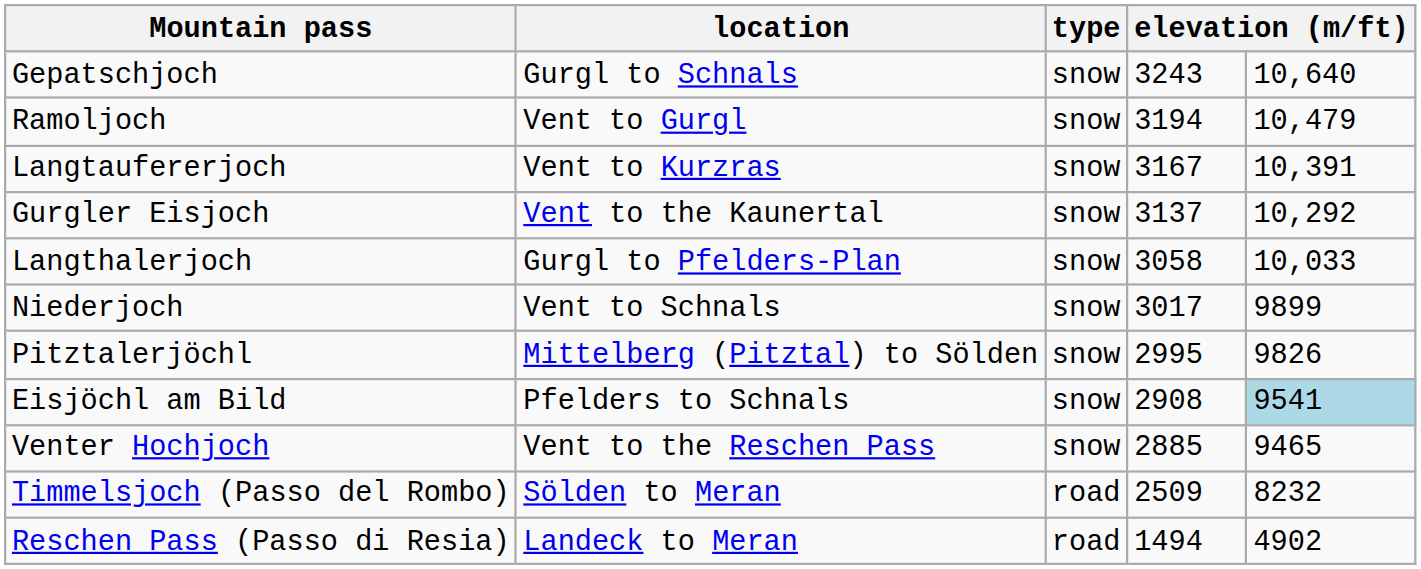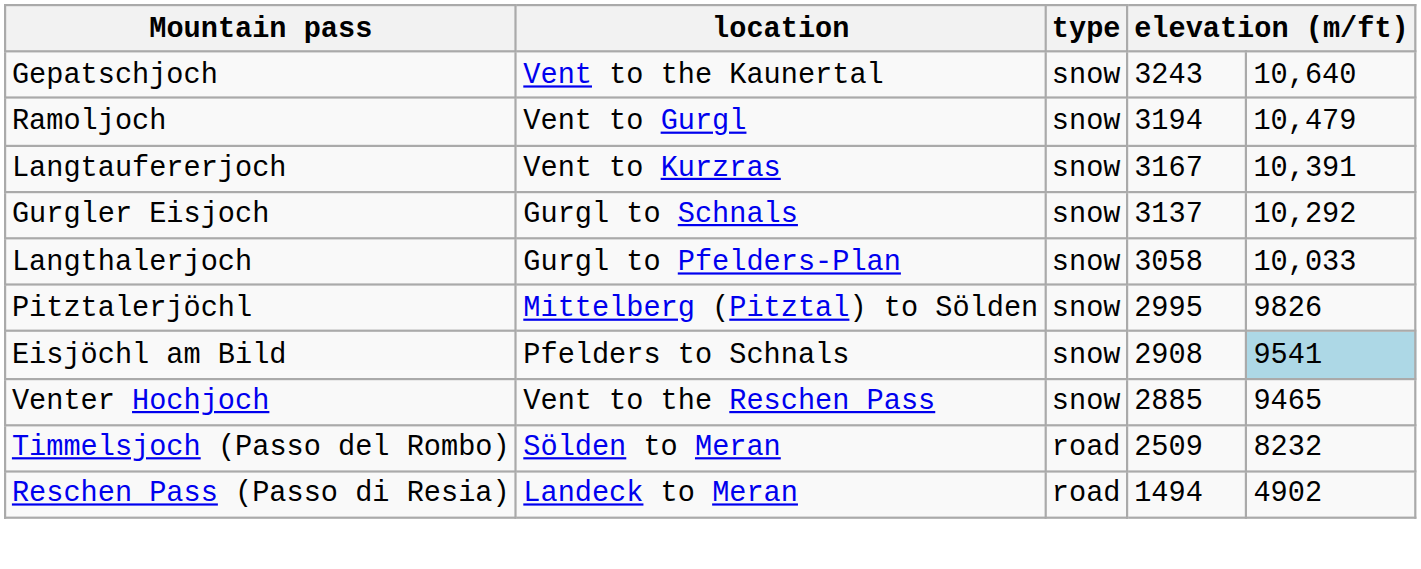(661, 75) Gurgl to Schnals -> (704, 75) Vent to the Kaunertal
(704, 215) Vent to the Kaunertal -> (661, 215) Gurgl to Schnals
- row: (98, 308)
